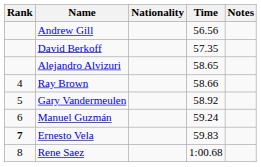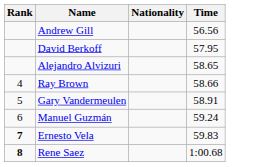- column: (241, 13)
(206, 48) 57.35 -> (206, 48) 57.95
(206, 100) 58.92 -> (206, 100) 58.91
(20, 153) normal -> (20, 153) bold
